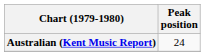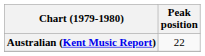(179, 42) 24 -> (179, 42) 22
